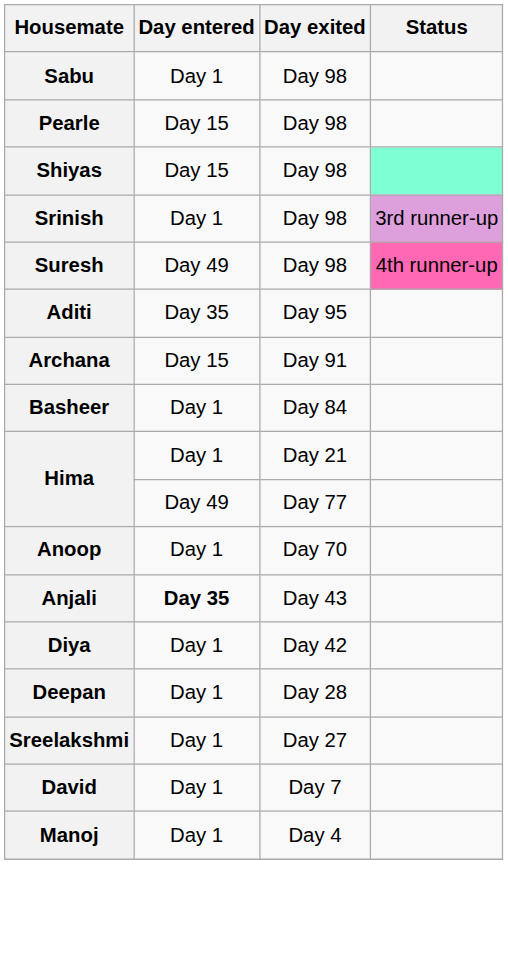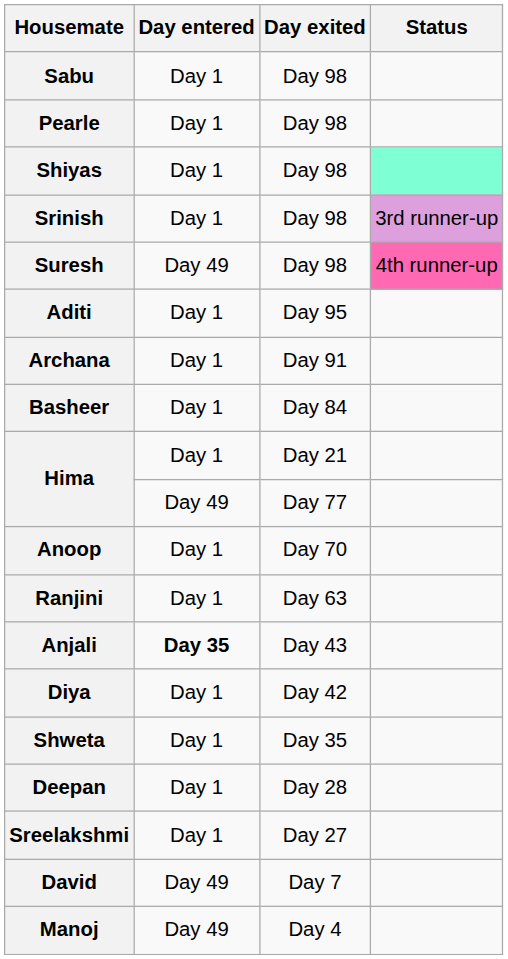(197, 123) Day 15 -> (197, 123) Day 1
(197, 170) Day 15 -> (197, 170) Day 1
(197, 313) Day 35 -> (197, 313) Day 1
(197, 360) Day 15 -> (197, 360) Day 1
+ row: (69, 597)
+ row: (69, 740)
(197, 787) Day 1 -> (197, 882) Day 49
(197, 835) Day 1 -> (197, 930) Day 49
